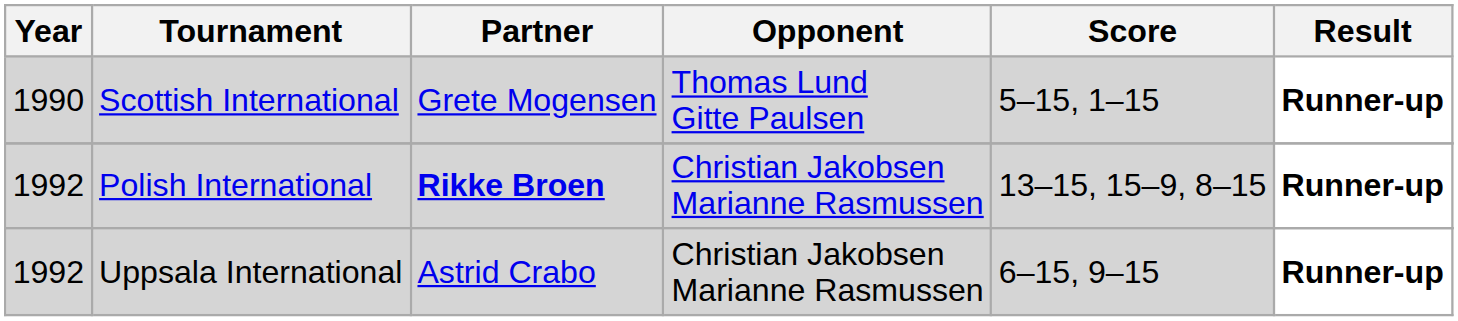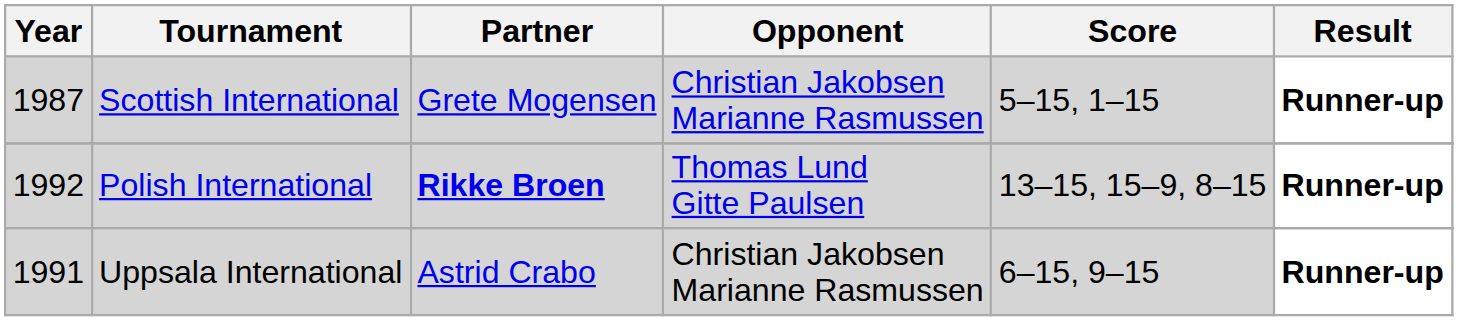(48, 99) 1990 -> (48, 99) 1987
(770, 99) Thomas Lund Gitte Paulsen -> (828, 99) Christian Jakobsen Marianne Rasmussen
(828, 186) Christian Jakobsen Marianne Rasmussen -> (770, 186) Thomas Lund Gitte Paulsen
(48, 272) 1992 -> (48, 272) 1991
